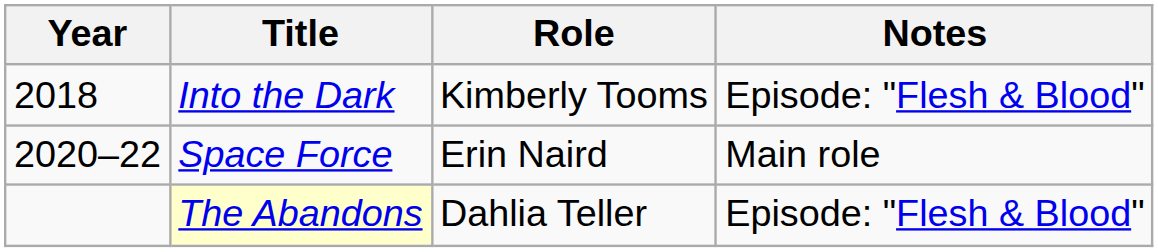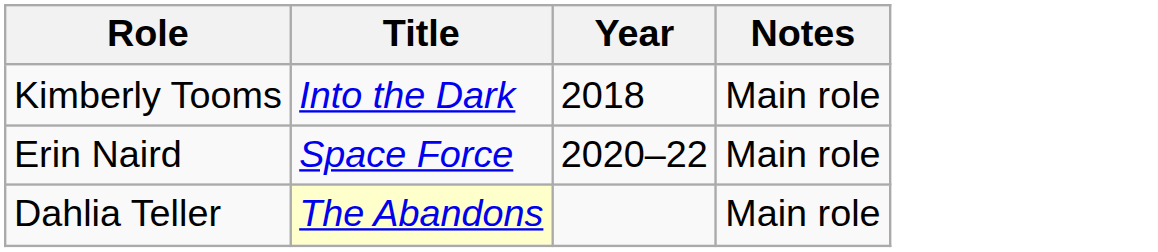columns swapped: (87, 34) <-> (574, 34)
(935, 94) Episode: "Flesh & Blood" -> (803, 94) Main role
(935, 214) Episode: "Flesh & Blood" -> (803, 214) Main role
